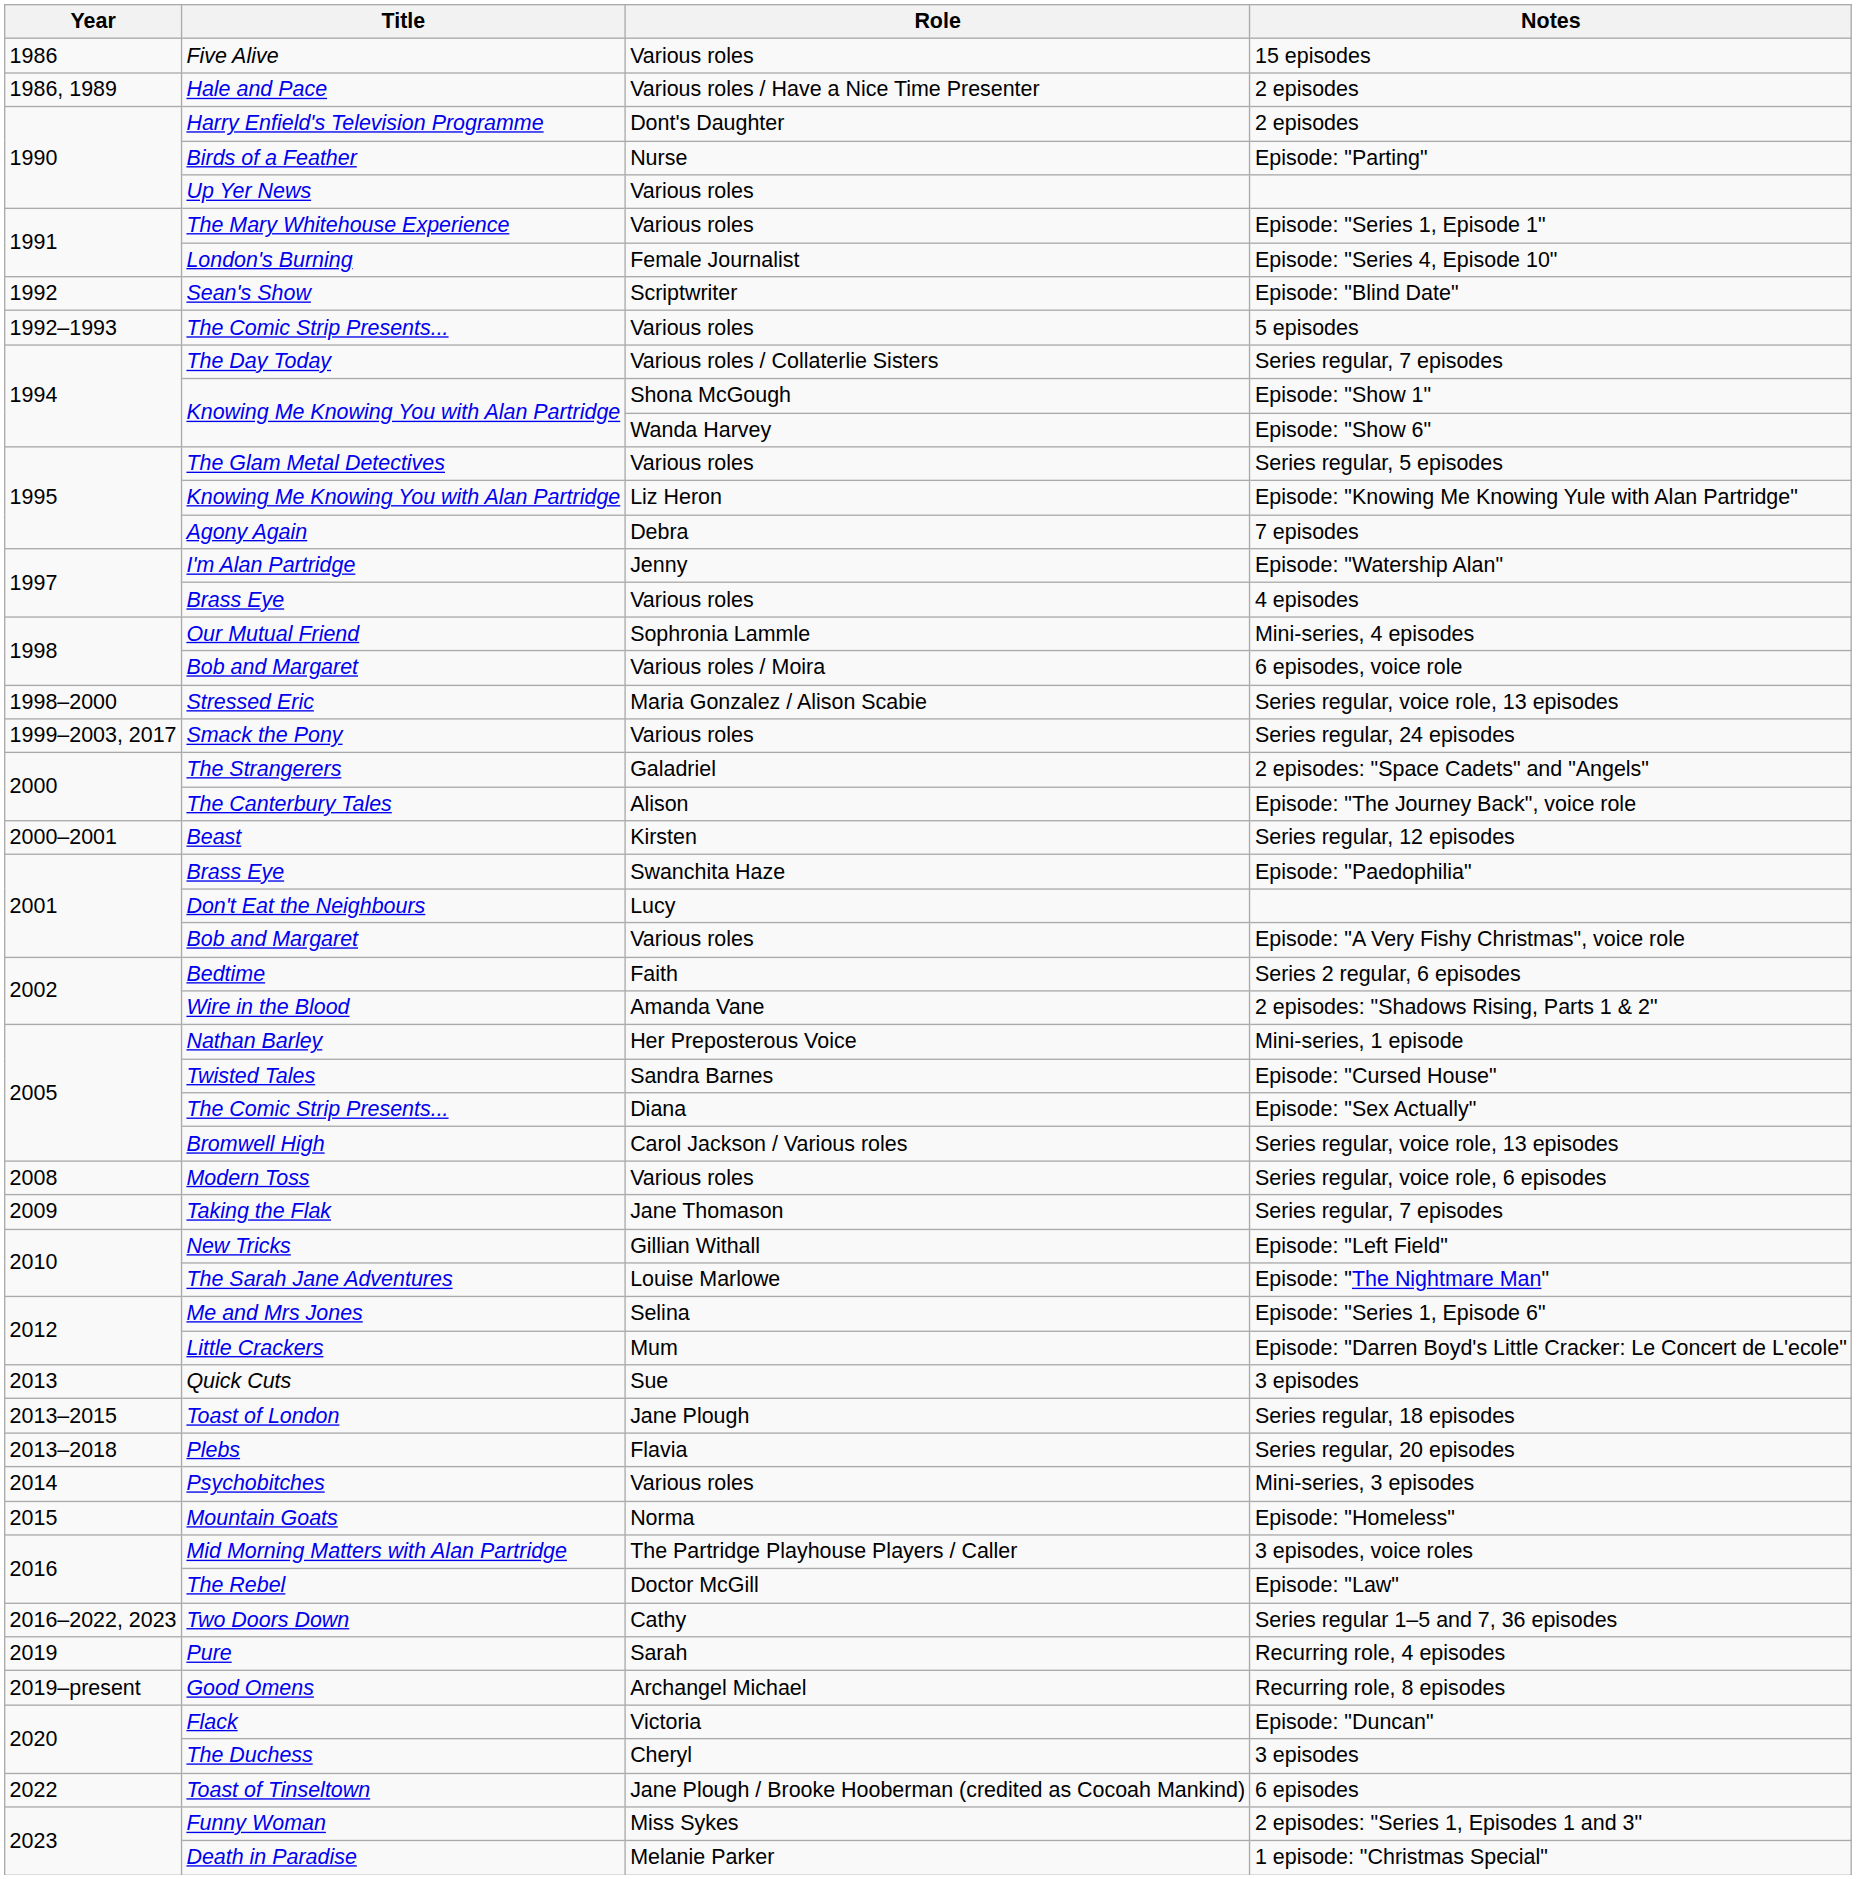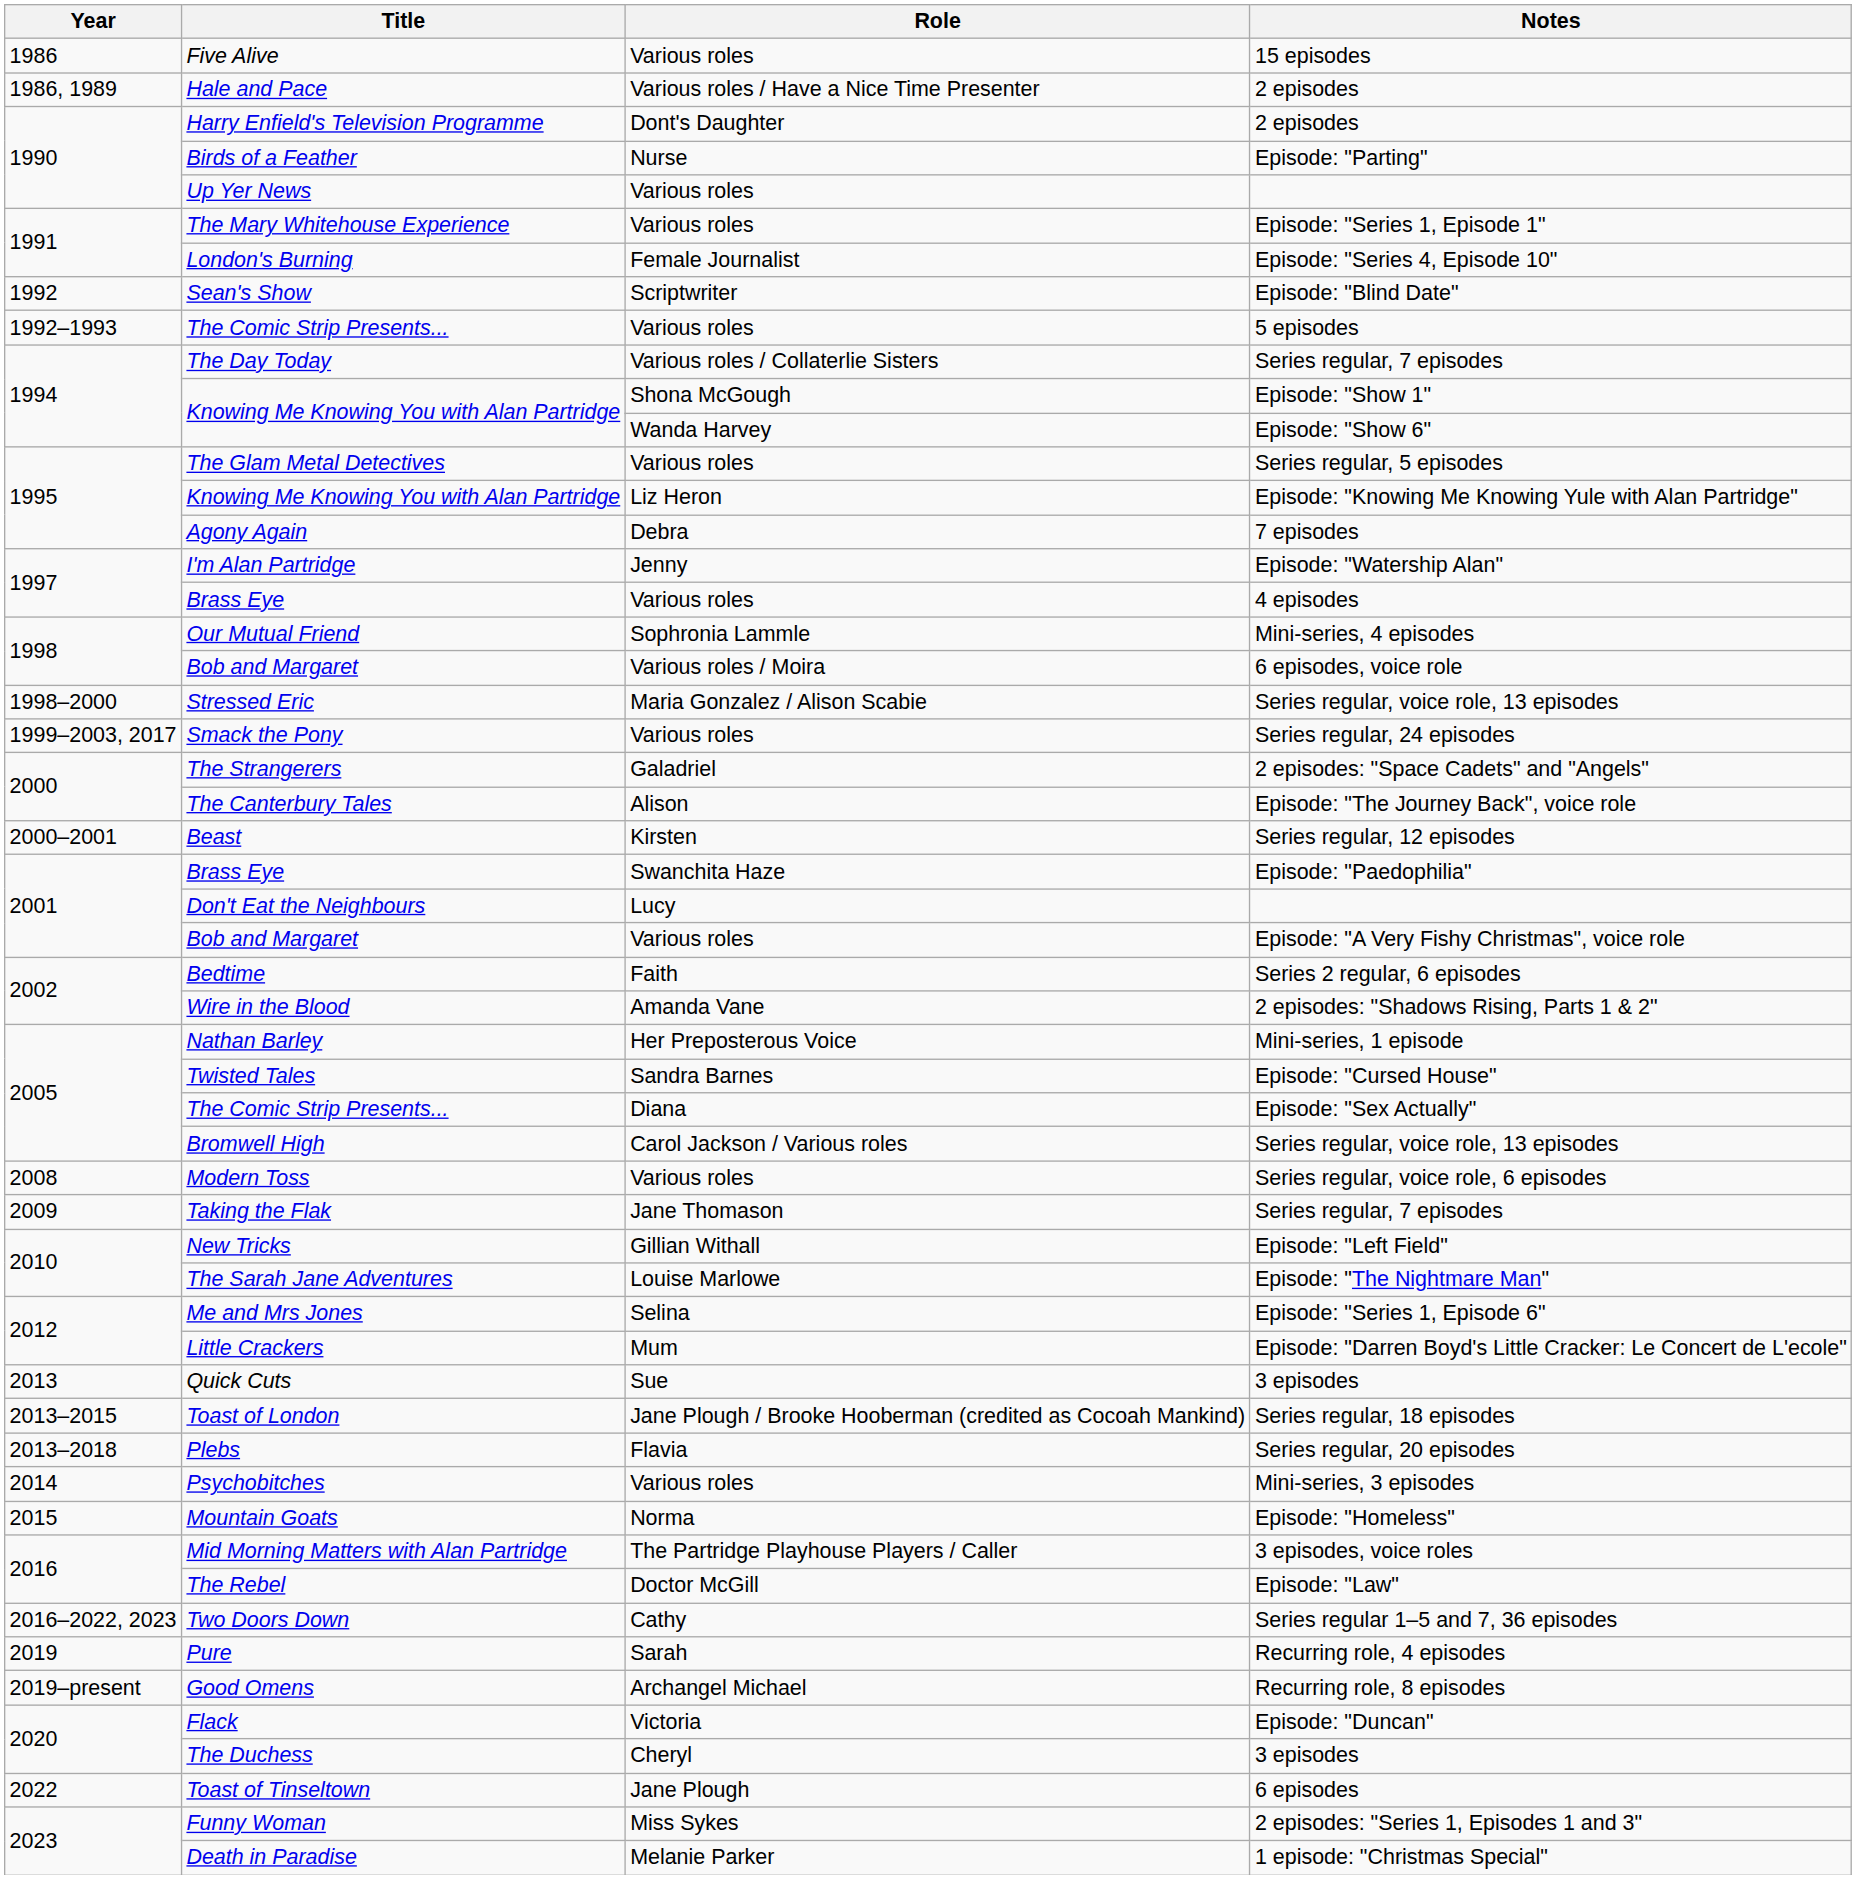(690, 1415) Jane Plough -> (938, 1415) Jane Plough / Brooke Hooberman (credited as Cocoah Mankind)
(938, 1789) Jane Plough / Brooke Hooberman (credited as Cocoah Mankind) -> (690, 1789) Jane Plough
